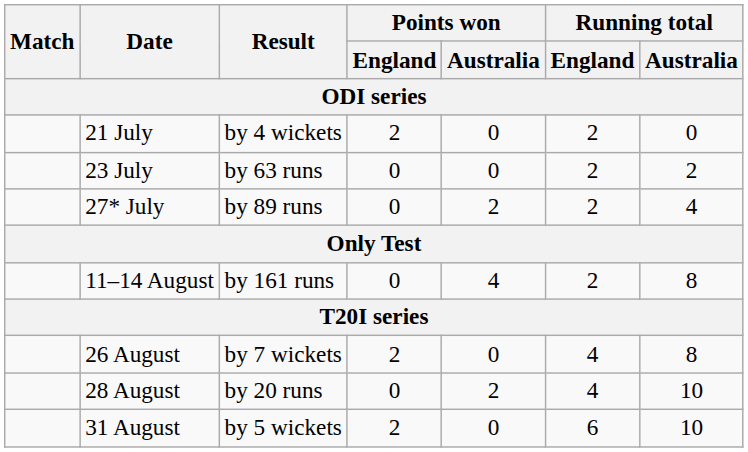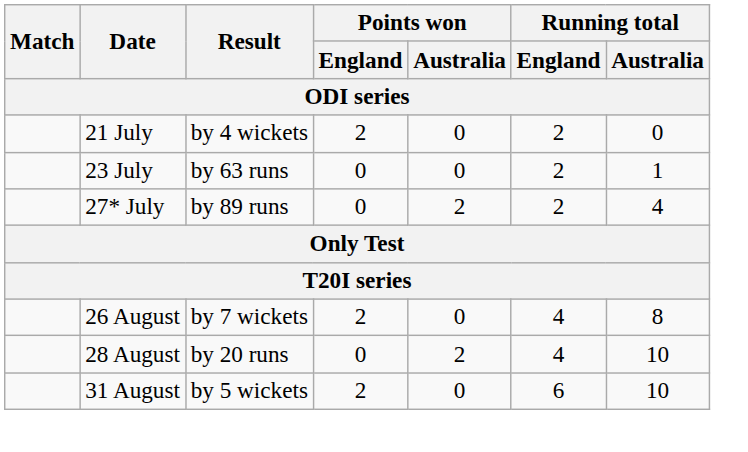(691, 170) 2 -> (658, 170) 1
- row: (150, 280)
